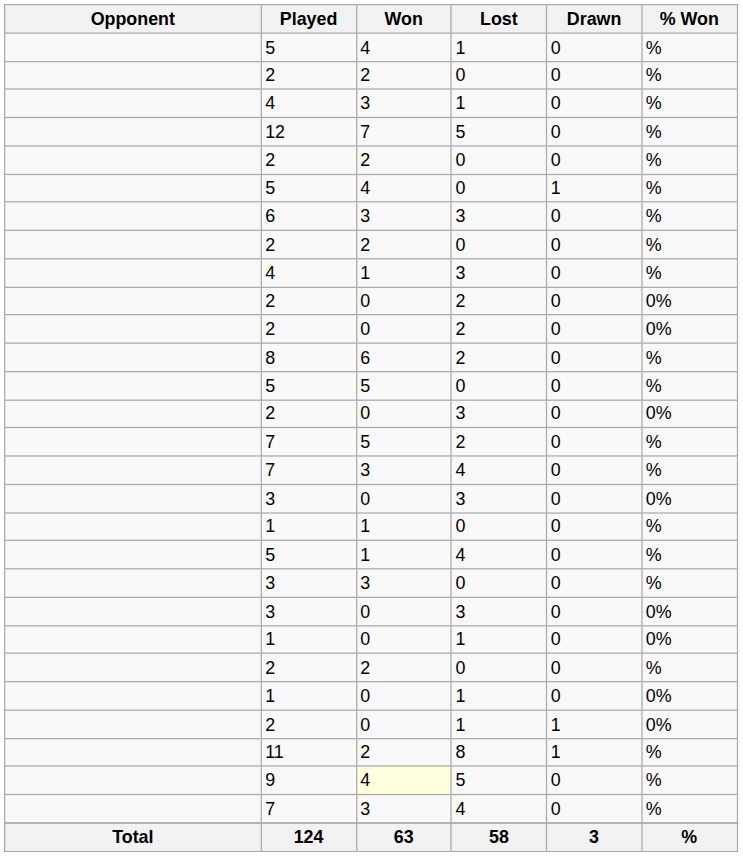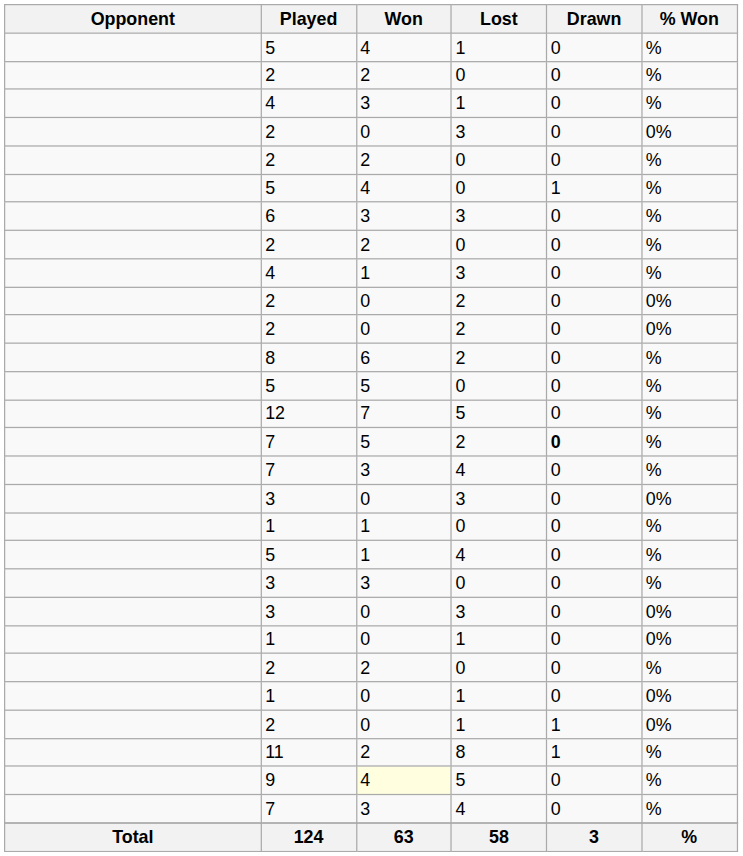rows swapped: (270, 414) <-> (275, 132)
(556, 442) normal -> (556, 442) bold
